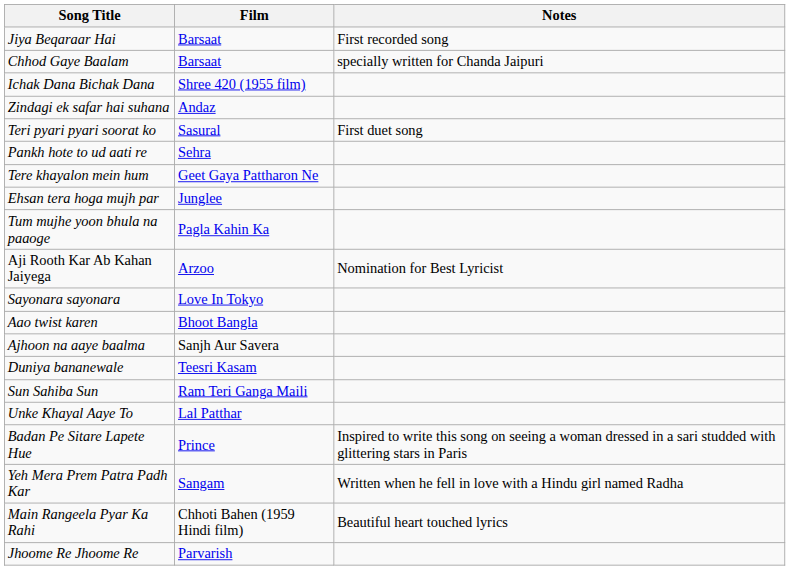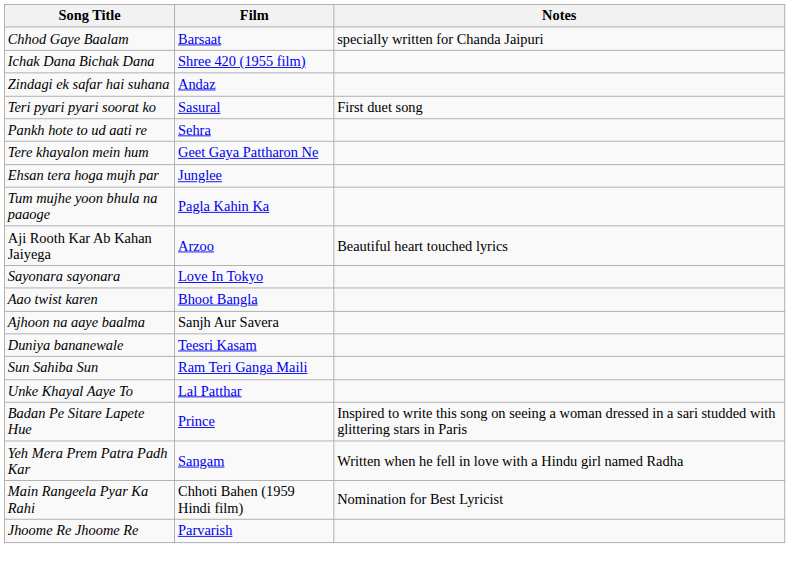- row: (62, 38)
(420, 268) Nomination for Best Lyricist -> (423, 245) Beautiful heart touched lyrics
(423, 522) Beautiful heart touched lyrics -> (420, 499) Nomination for Best Lyricist
